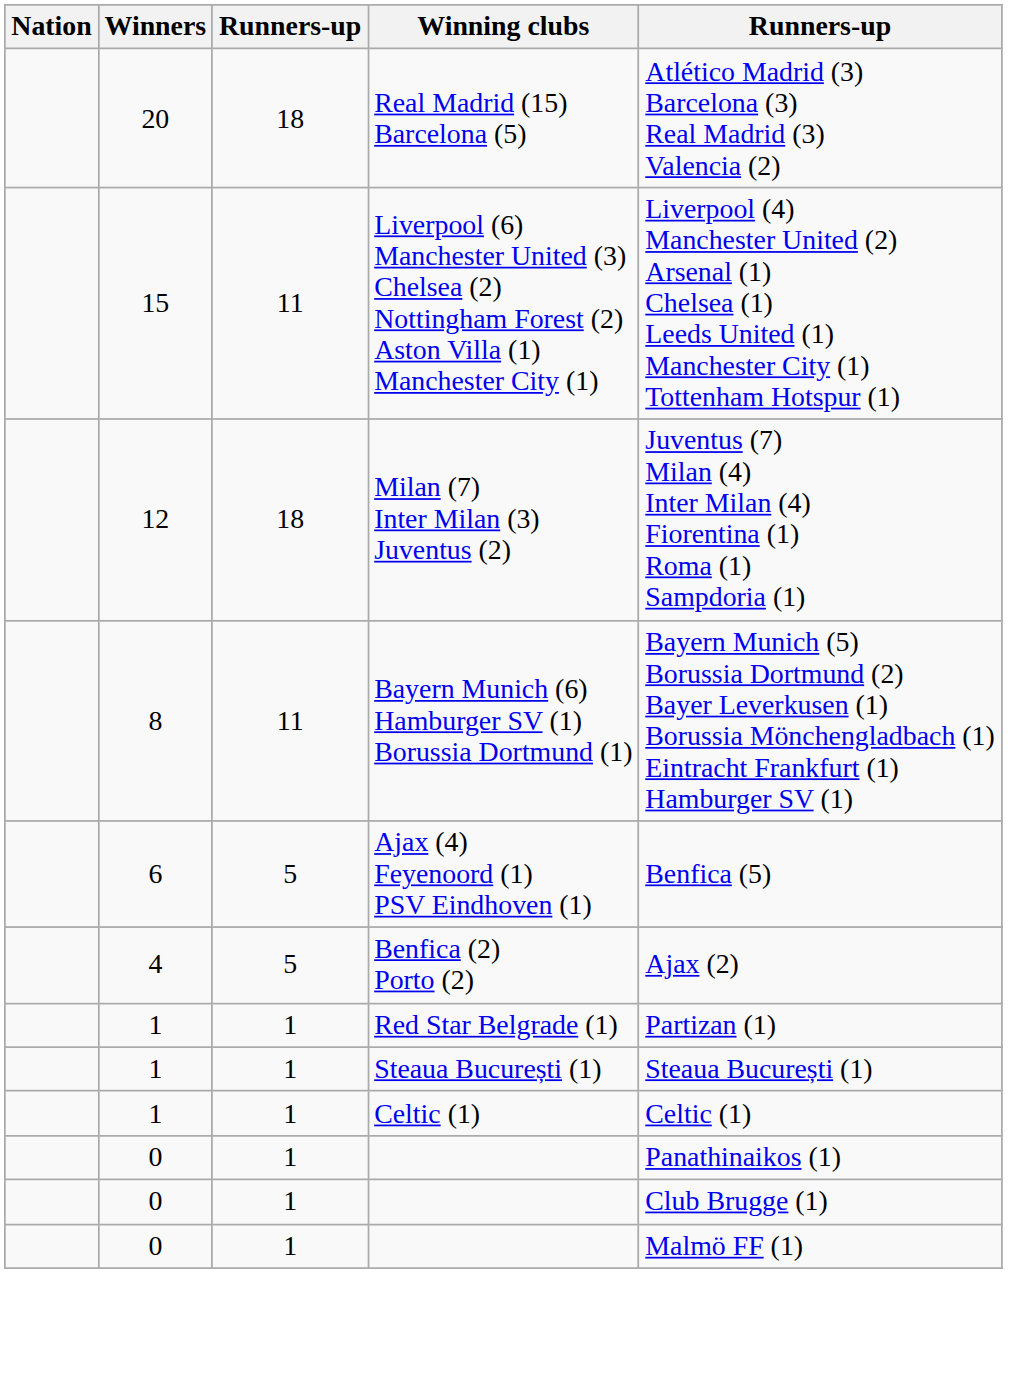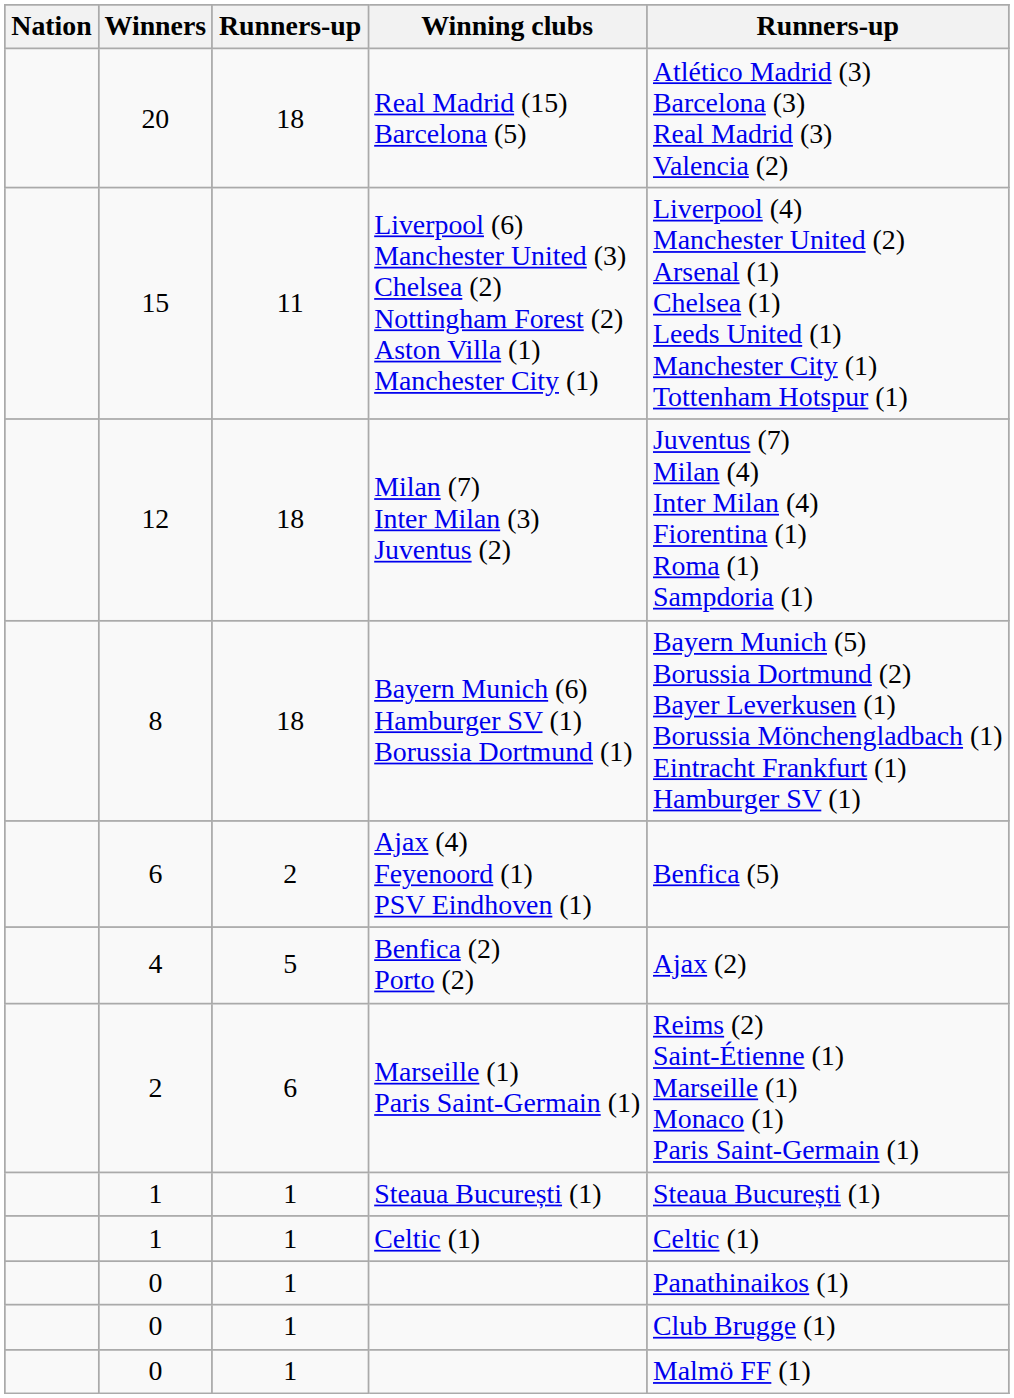(290, 719) 11 -> (290, 719) 18
(290, 873) 5 -> (290, 873) 2
+ row: (155, 1087)
- row: (155, 1024)
